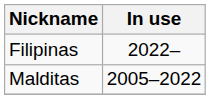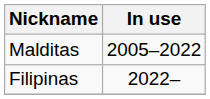rows swapped: (44, 79) <-> (44, 49)
